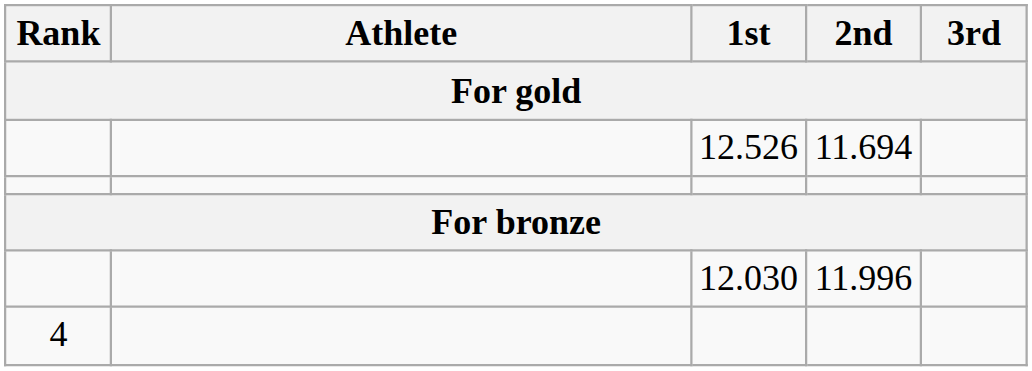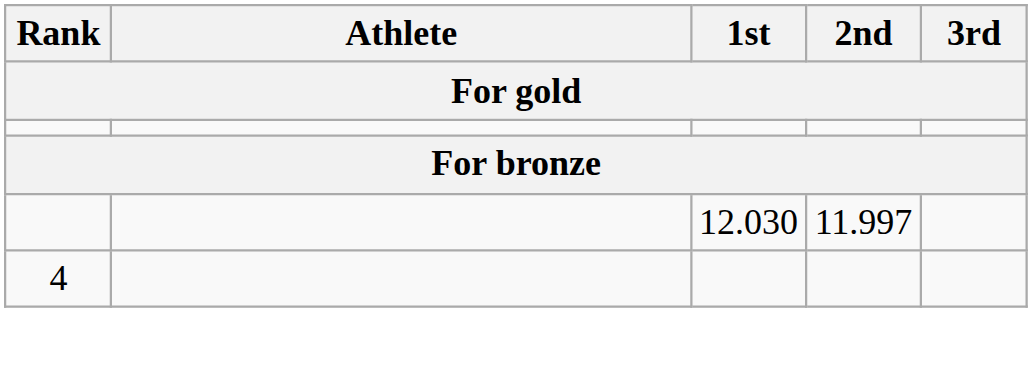- row: (58, 148)
(864, 278) 11.996 -> (864, 220) 11.997
